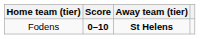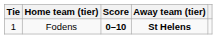+ column: (13, 11)
